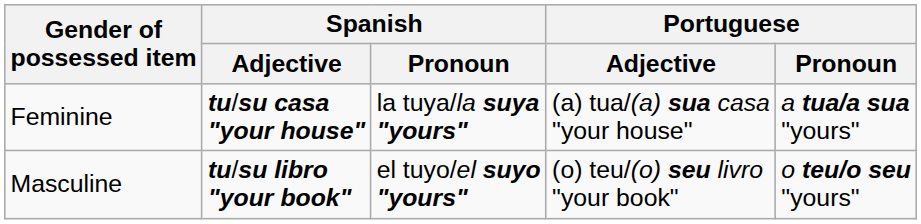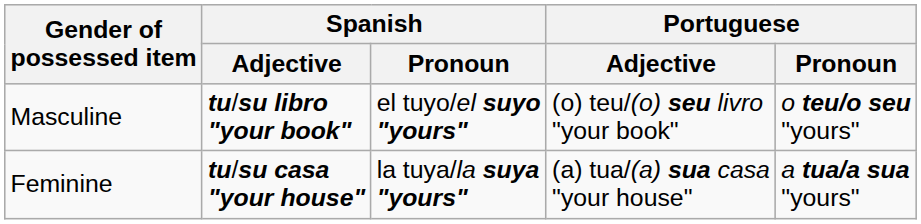rows swapped: (61, 116) <-> (66, 184)
